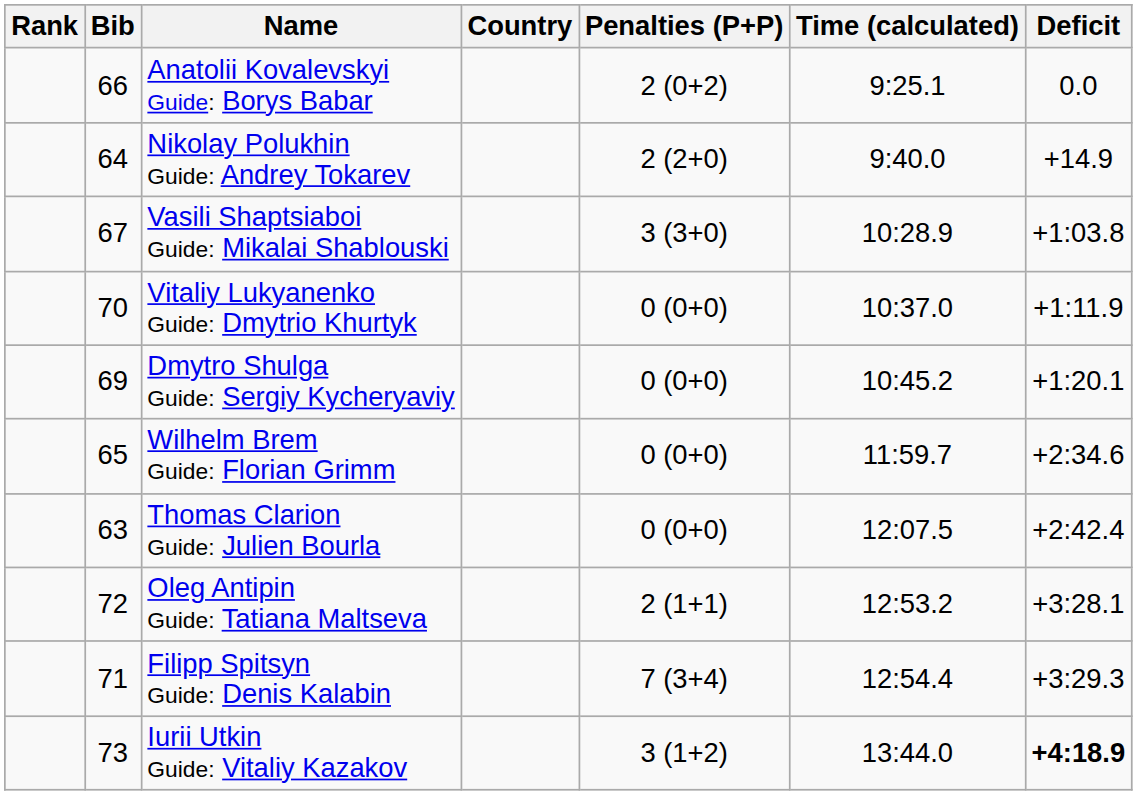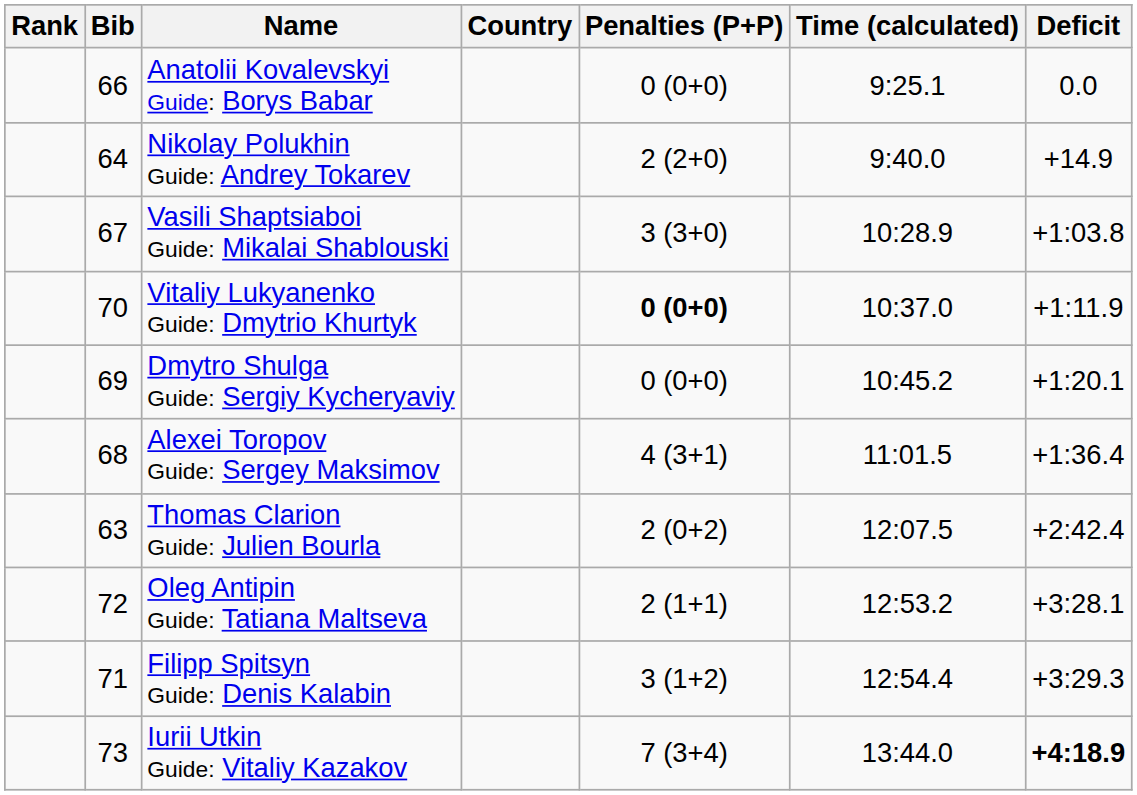(684, 84) 2 (0+2) -> (684, 84) 0 (0+0)
(684, 307) normal -> (684, 307) bold
+ row: (293, 455)
- row: (271, 455)
(684, 530) 0 (0+0) -> (684, 530) 2 (0+2)
(684, 678) 7 (3+4) -> (684, 678) 3 (1+2)
(684, 752) 3 (1+2) -> (684, 752) 7 (3+4)
